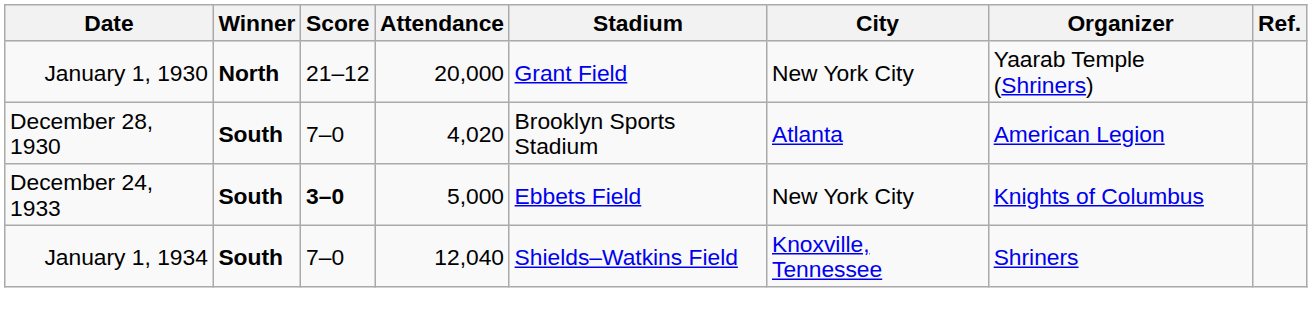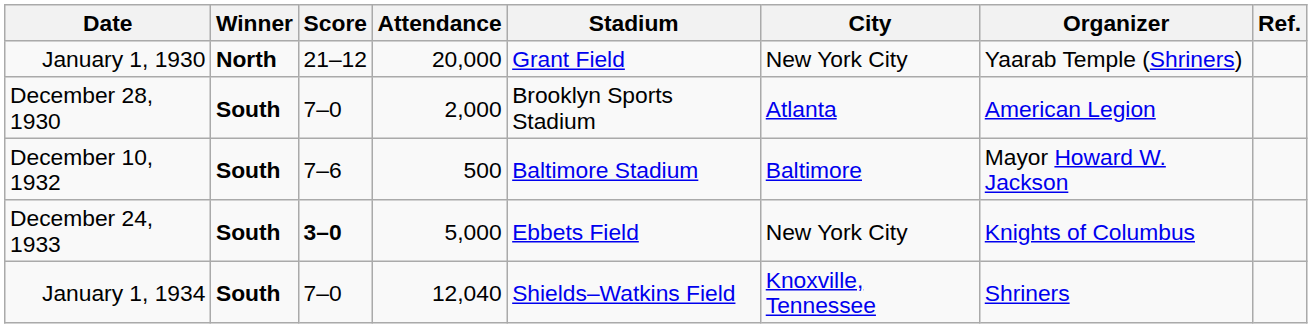(476, 133) 4,020 -> (473, 108) 2,000
+ row: (82, 170)
